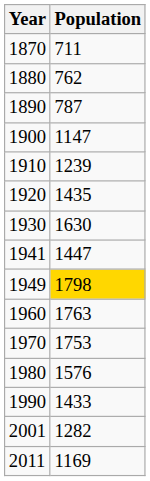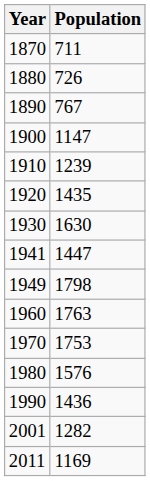(68, 78) 762 -> (68, 78) 726
(68, 107) 787 -> (68, 107) 767
(73, 284) gold background -> (73, 284) no background
(73, 401) 1433 -> (73, 401) 1436
